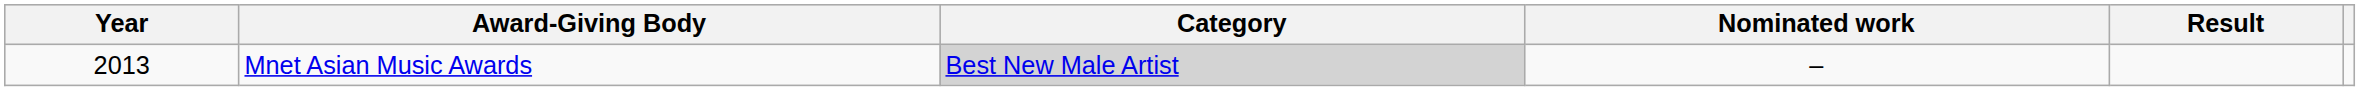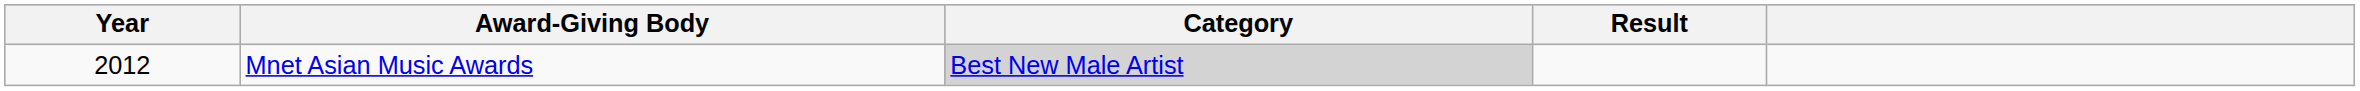- column: (1816, 24)
(122, 64) 2013 -> (122, 64) 2012
